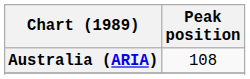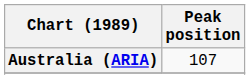(203, 61) 108 -> (203, 61) 107
